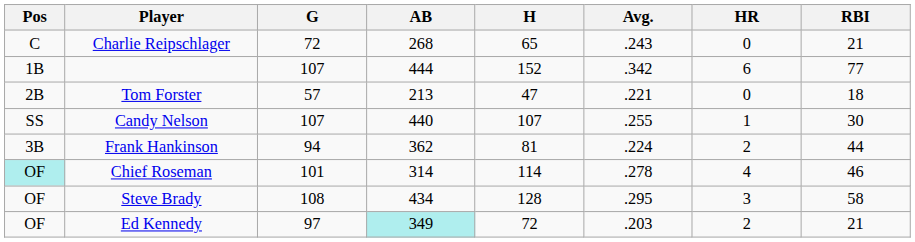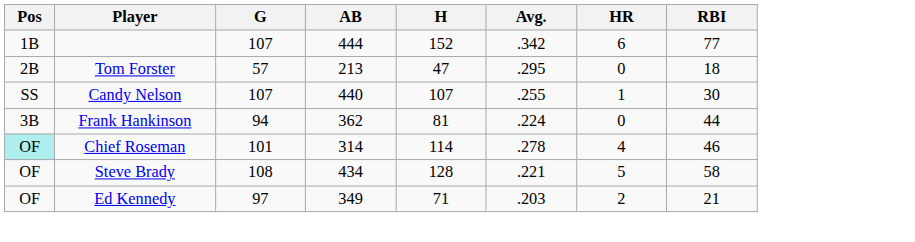- row: (161, 43)
(638, 95) .221 -> (531, 69) .295
(747, 146) 2 -> (621, 120) 0
(638, 198) .295 -> (531, 172) .221
(747, 198) 3 -> (621, 172) 5
(421, 224) paleturquoise background -> (351, 198) no background
(530, 224) 72 -> (441, 198) 71
